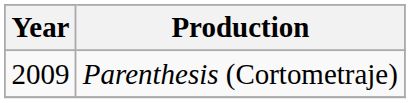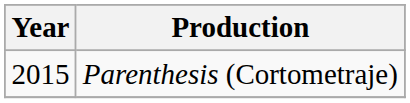(41, 73) 2009 -> (41, 73) 2015
